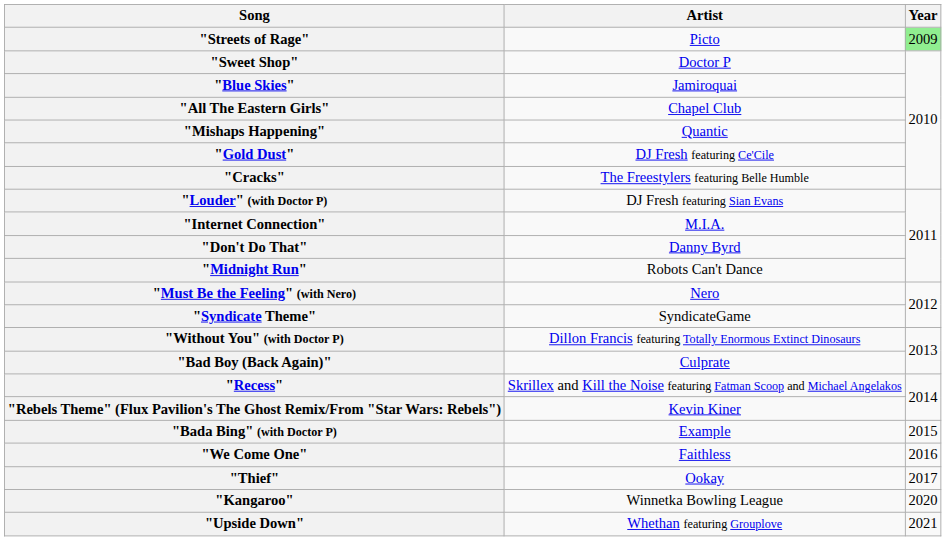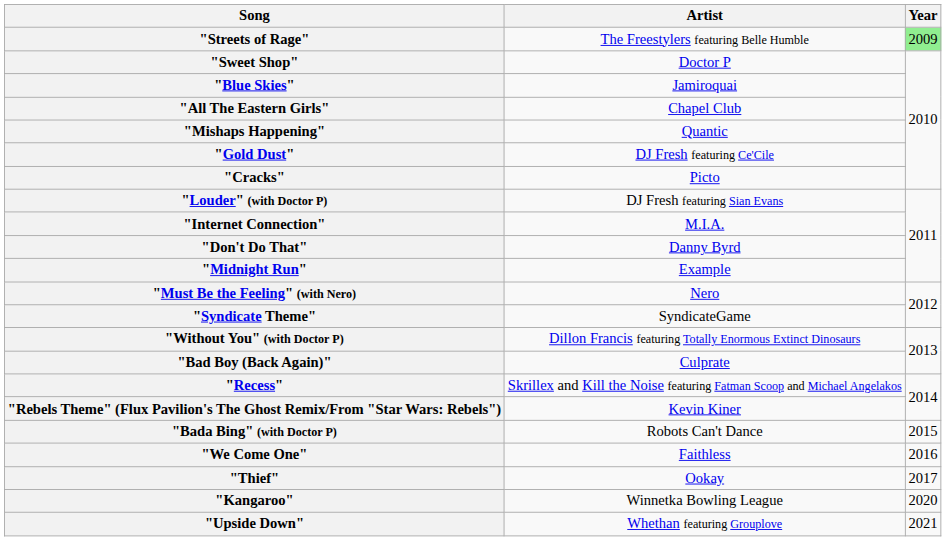(705, 39) Picto -> (705, 39) The Freestylers featuring Belle Humble
(705, 177) The Freestylers featuring Belle Humble -> (705, 177) Picto
(705, 270) Robots Can't Dance -> (705, 270) Example
(705, 431) Example -> (705, 431) Robots Can't Dance
